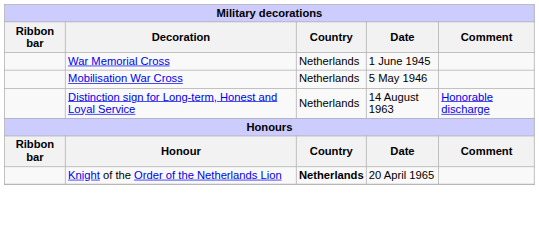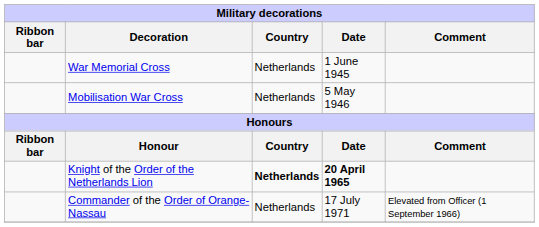- row: (173, 103)
(402, 175) normal -> (345, 176) bold
+ row: (159, 207)
